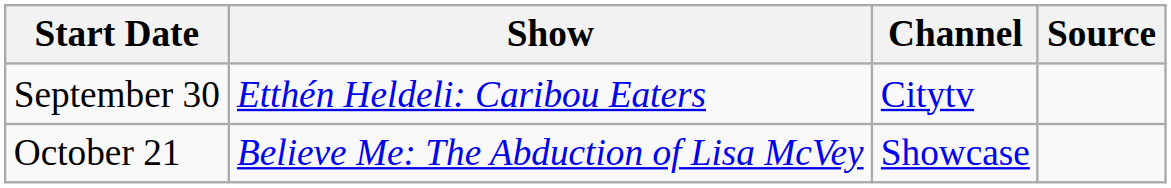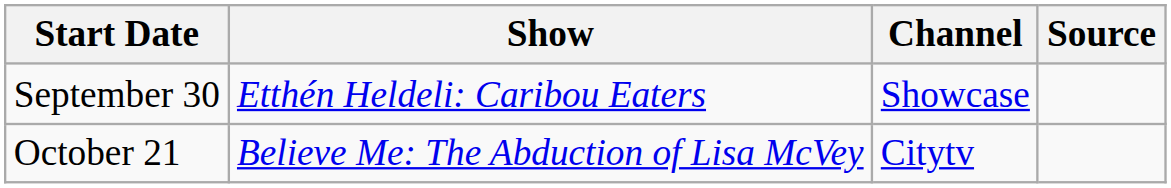(927, 93) Citytv -> (955, 93) Showcase
(955, 152) Showcase -> (927, 152) Citytv
